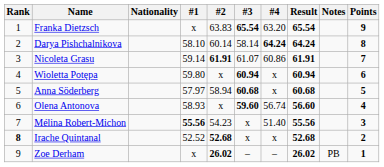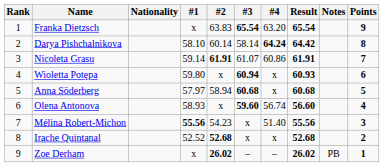(304, 43) 64.24 -> (304, 43) 64.42
(304, 75) 60.94 -> (304, 75) 60.93
(18, 138) bold -> (18, 138) normal
